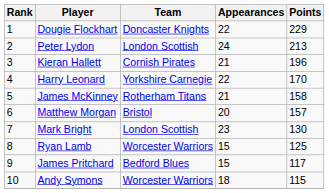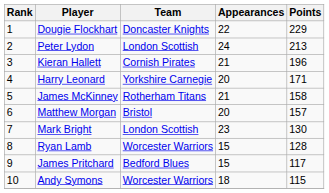(224, 79) 22 -> (224, 79) 20
(298, 79) 170 -> (298, 79) 171
(298, 146) 125 -> (298, 146) 128
